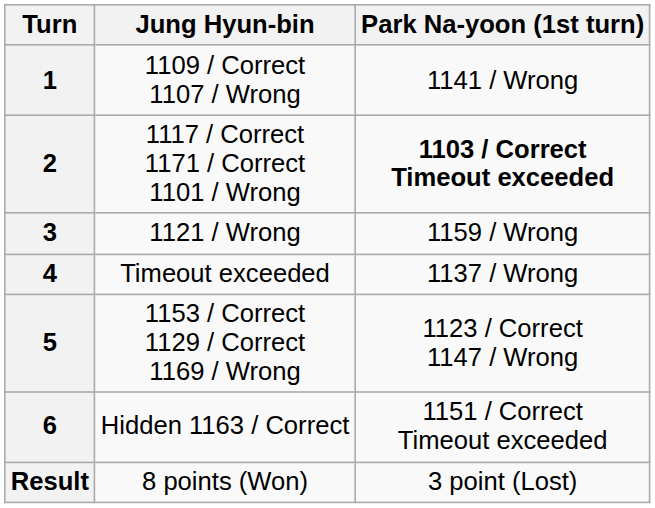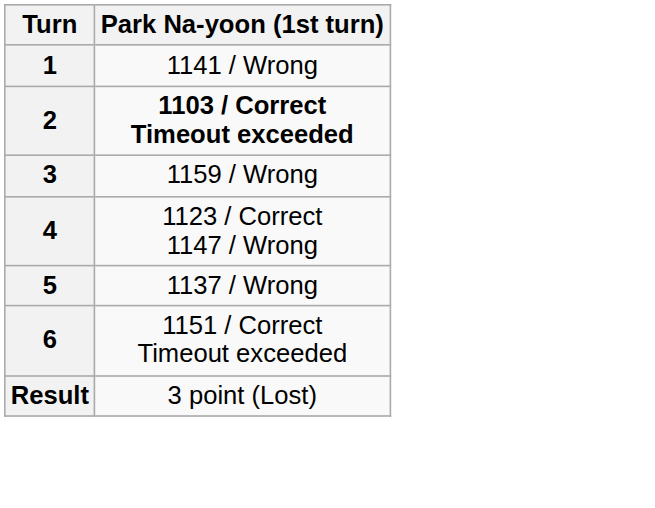- column: (225, 24)
(503, 273) 1137 / Wrong -> (242, 230) 1123 / Correct 1147 / Wrong
(503, 342) 1123 / Correct 1147 / Wrong -> (242, 285) 1137 / Wrong
